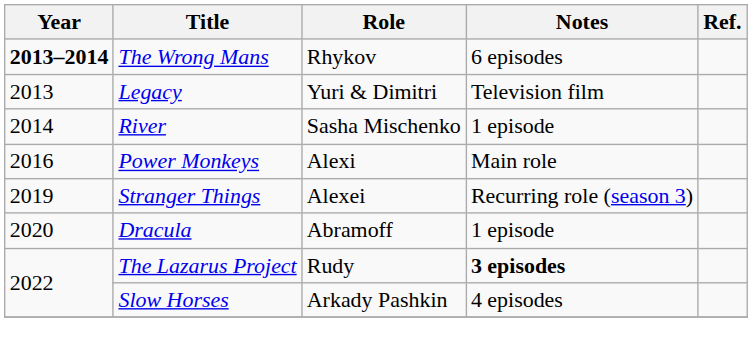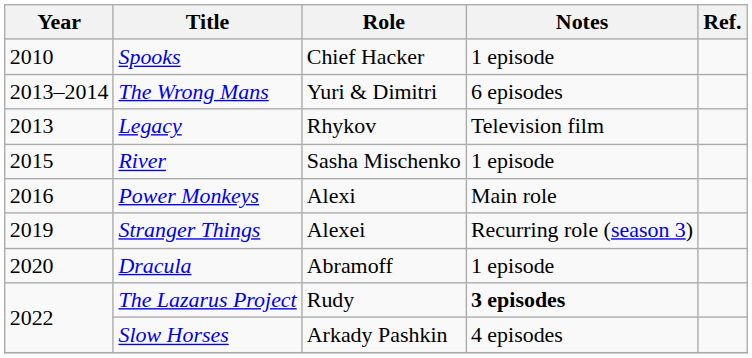+ row: (150, 56)
(59, 56) bold -> (59, 91) normal
(342, 56) Rhykov -> (372, 91) Yuri & Dimitri
(372, 91) Yuri & Dimitri -> (342, 126) Rhykov
(32, 126) 2014 -> (32, 160) 2015
